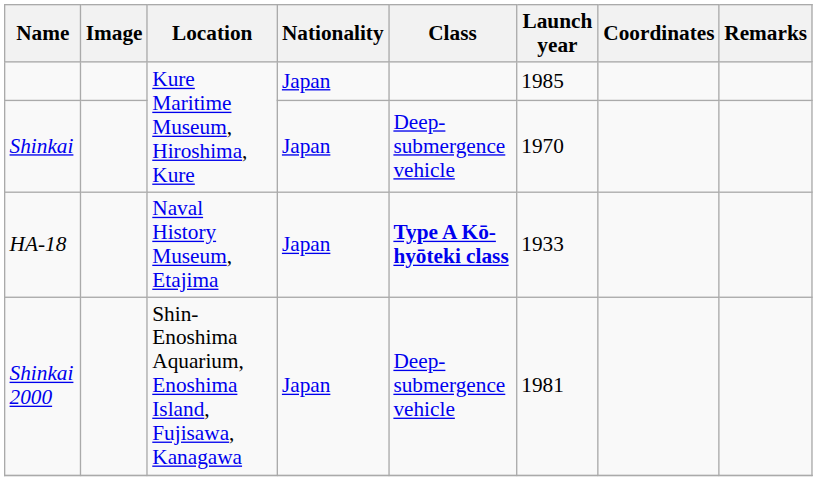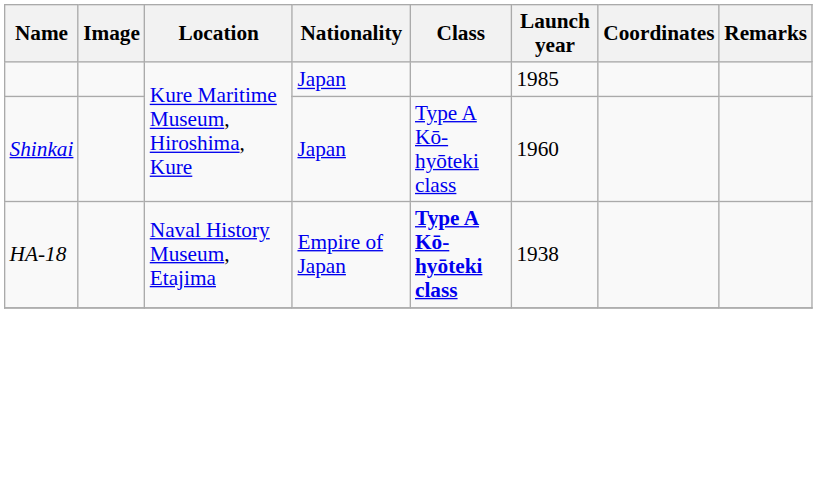(449, 145) Deep-submergence vehicle -> (447, 148) Type A Kō-hyōteki class
(543, 145) 1970 -> (538, 148) 1960
(306, 244) Japan -> (340, 254) Empire of Japan
(543, 244) 1933 -> (538, 254) 1938
- row: (41, 385)
